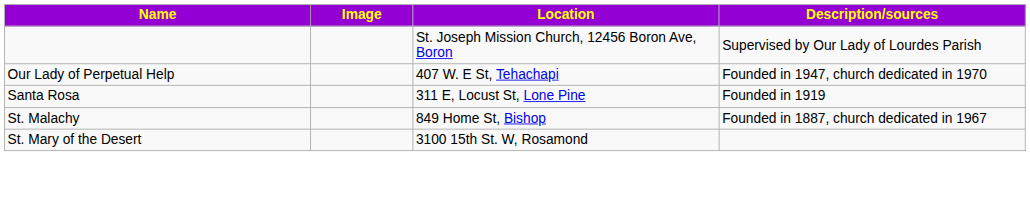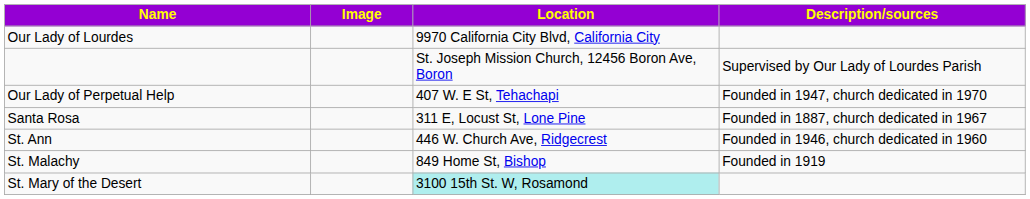+ row: (70, 37)
(774, 96) Founded in 1919 -> (855, 118) Founded in 1887, church dedicated in 1967
+ row: (30, 140)
(855, 118) Founded in 1887, church dedicated in 1967 -> (774, 161) Founded in 1919
(502, 140) no background -> (502, 183) paleturquoise background
